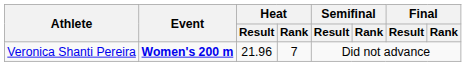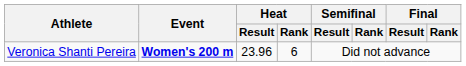(257, 52) 21.96 -> (257, 52) 23.96
(294, 52) 7 -> (294, 52) 6
